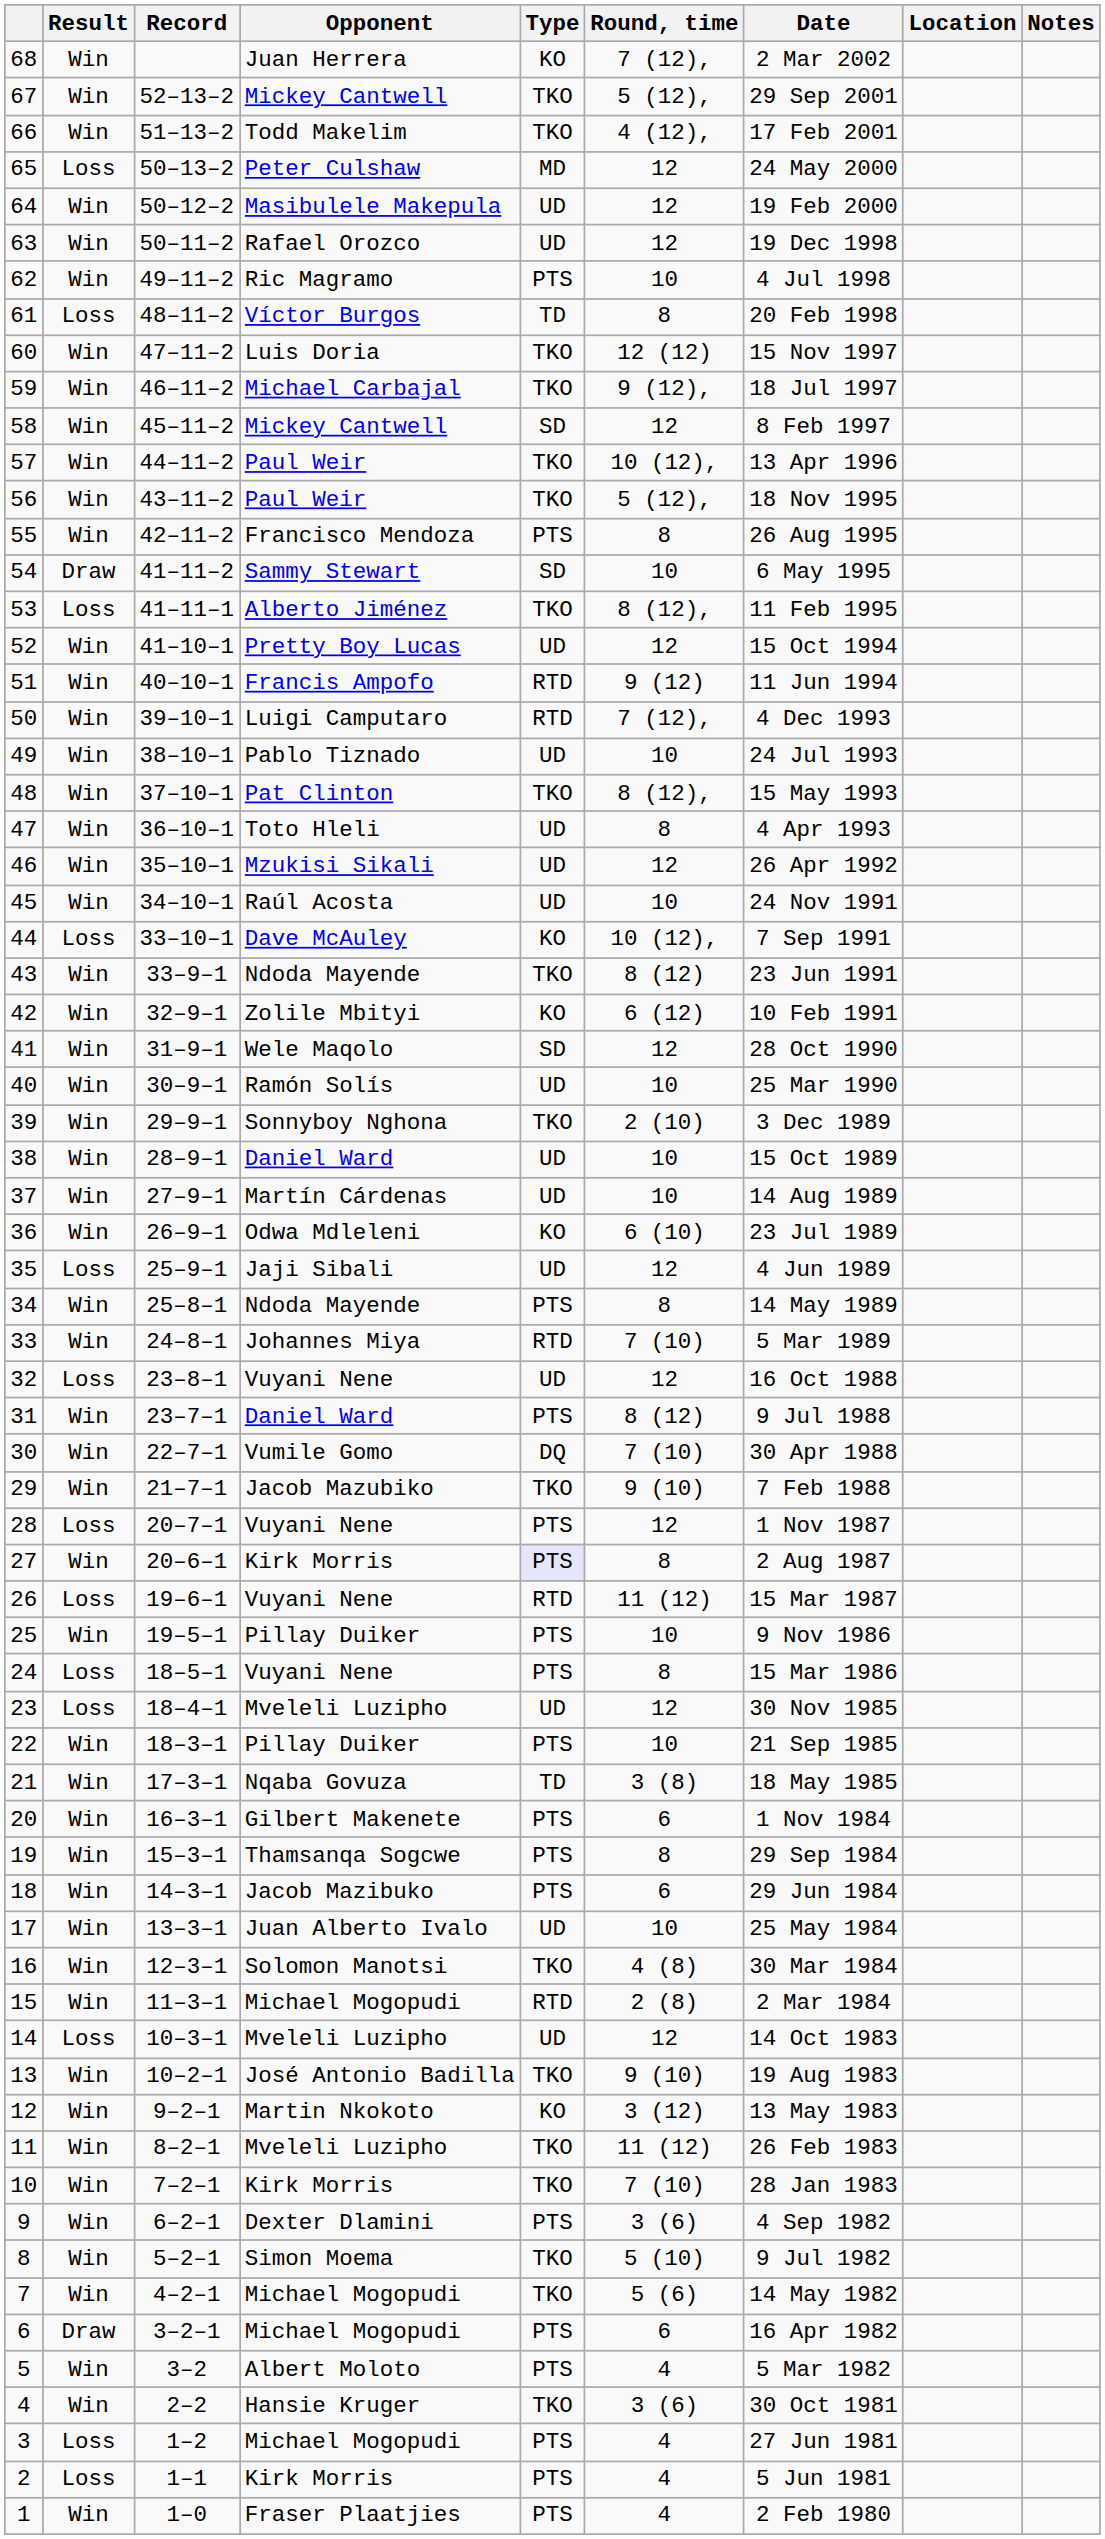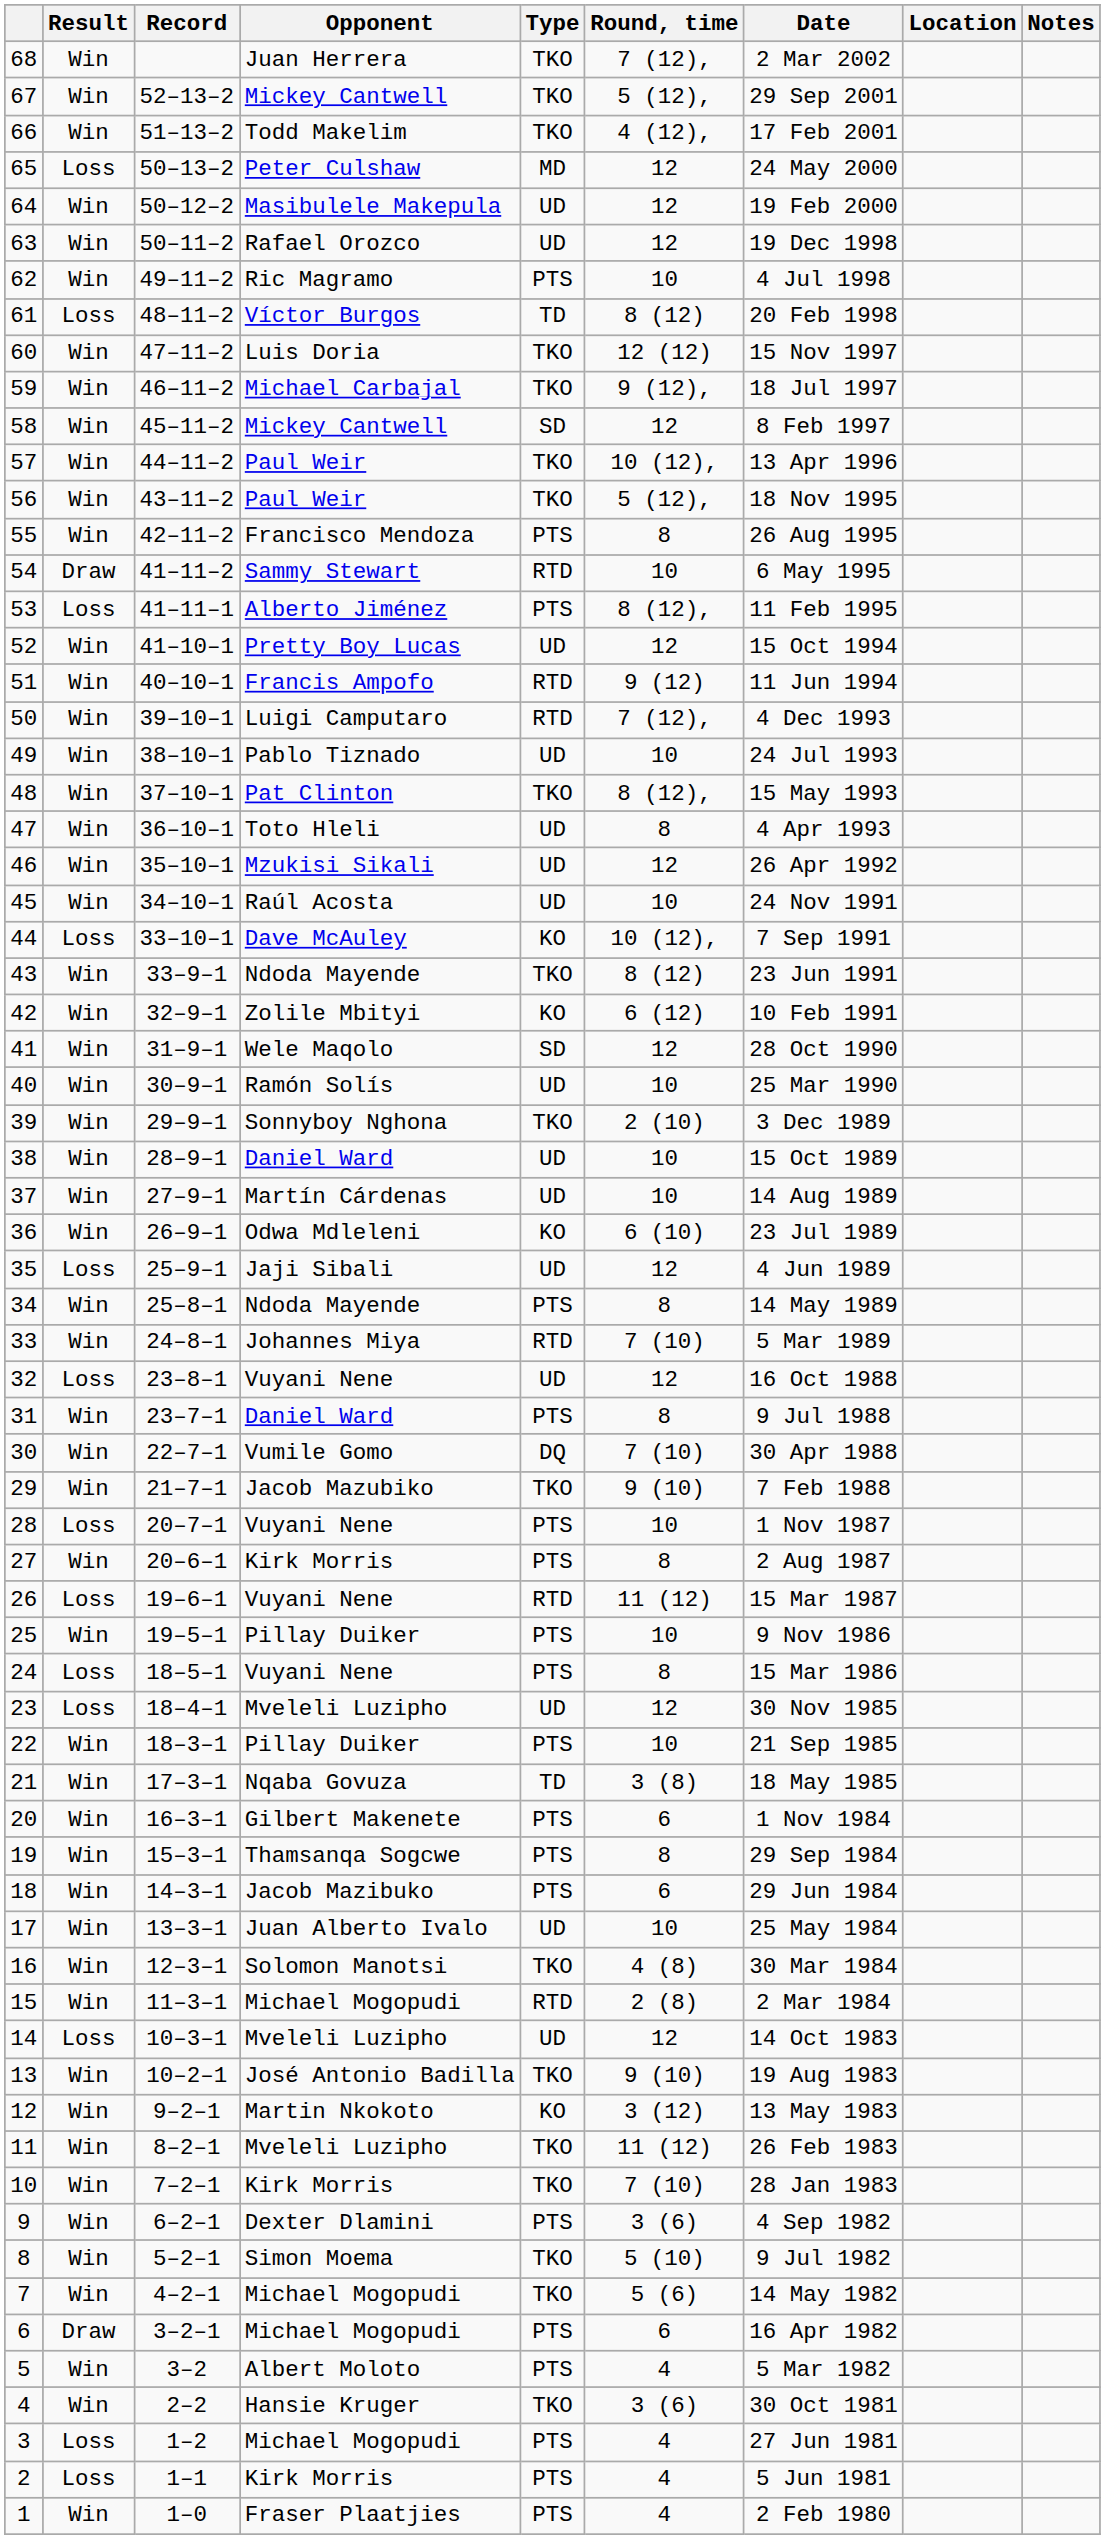(552, 60) KO -> (552, 60) TKO
(664, 316) 8 -> (664, 316) 8 (12)
(552, 573) SD -> (552, 573) RTD
(552, 610) TKO -> (552, 610) PTS
(664, 1416) 8 (12) -> (664, 1416) 8
(664, 1526) 12 -> (664, 1526) 10
(552, 1563) lavender background -> (552, 1563) no background
